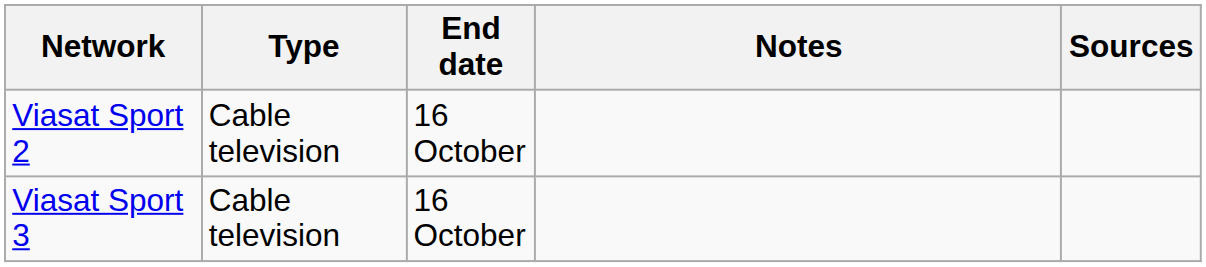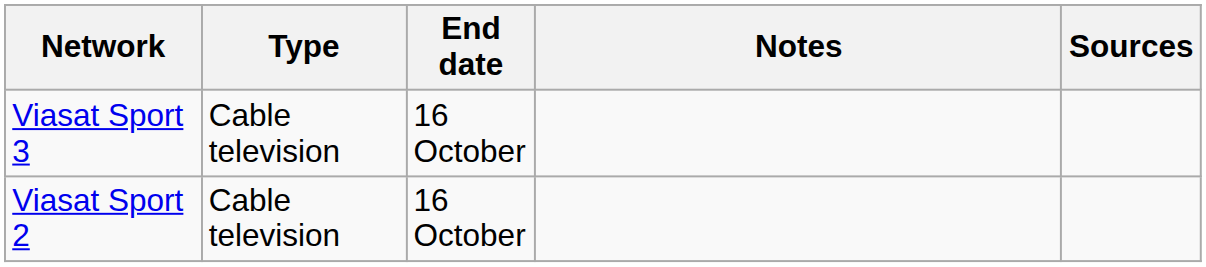rows swapped: (98, 132) <-> (98, 218)
